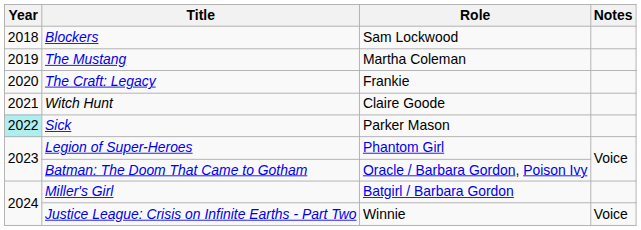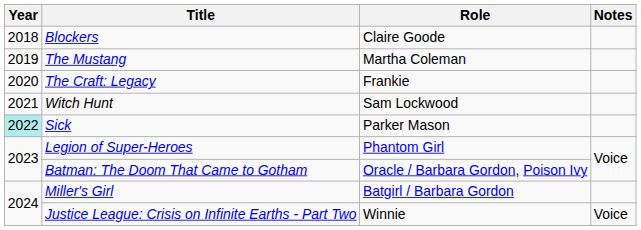(411, 37) Sam Lockwood -> (404, 37) Claire Goode
(404, 103) Claire Goode -> (411, 103) Sam Lockwood
